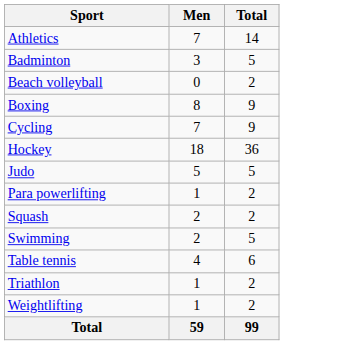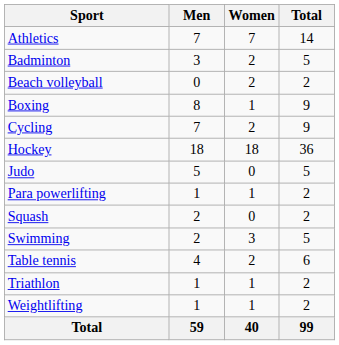+ column: (252, 15)
